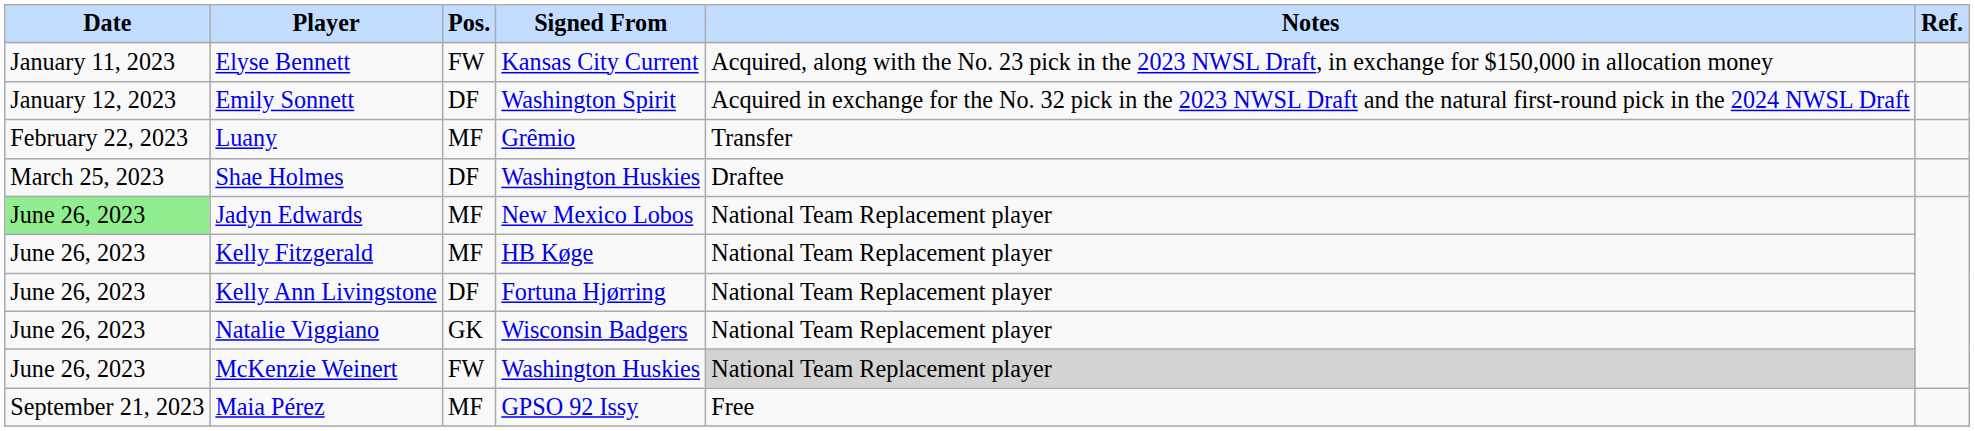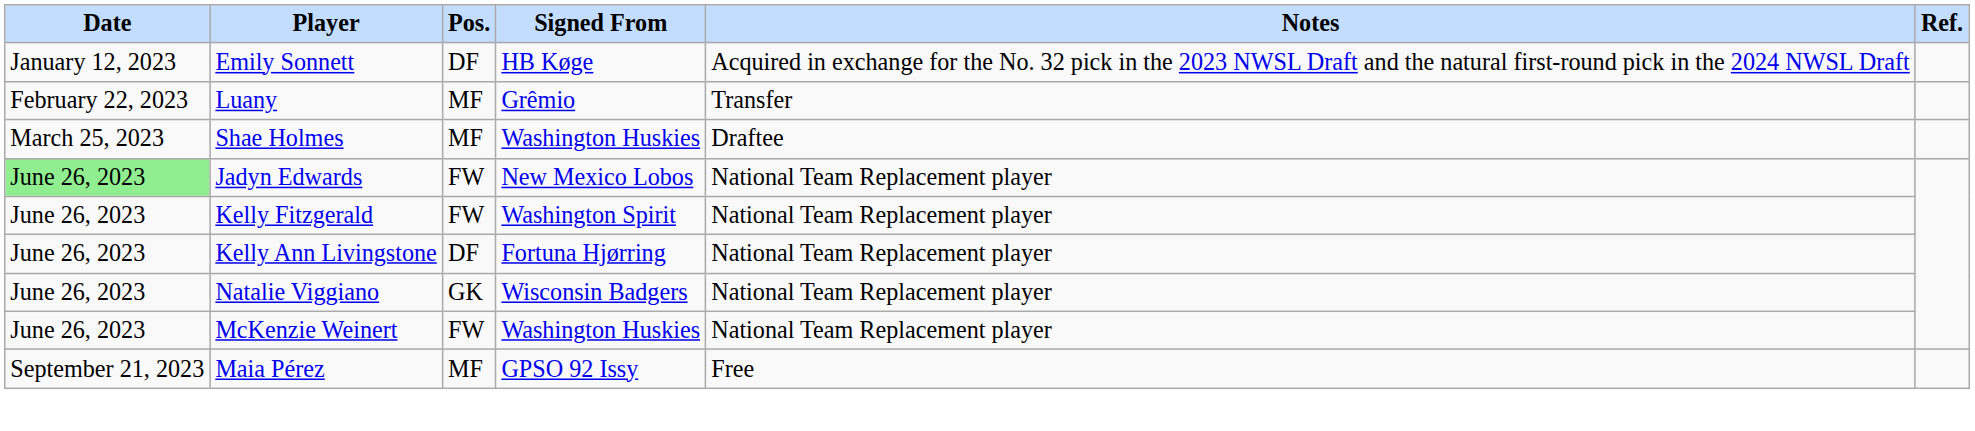- row: (283, 61)
(589, 100) Washington Spirit -> (547, 61) HB Køge
(463, 176) DF -> (465, 138) MF
(465, 215) MF -> (466, 176) FW
(465, 253) MF -> (466, 215) FW
(547, 253) HB Køge -> (589, 215) Washington Spirit
(882, 368) lightgrey background -> (882, 330) no background
